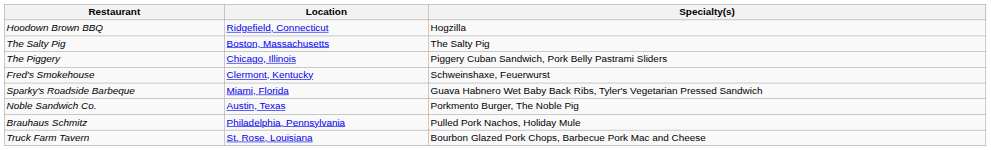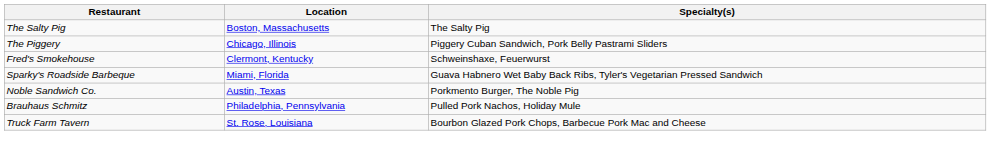- row: (55, 28)
